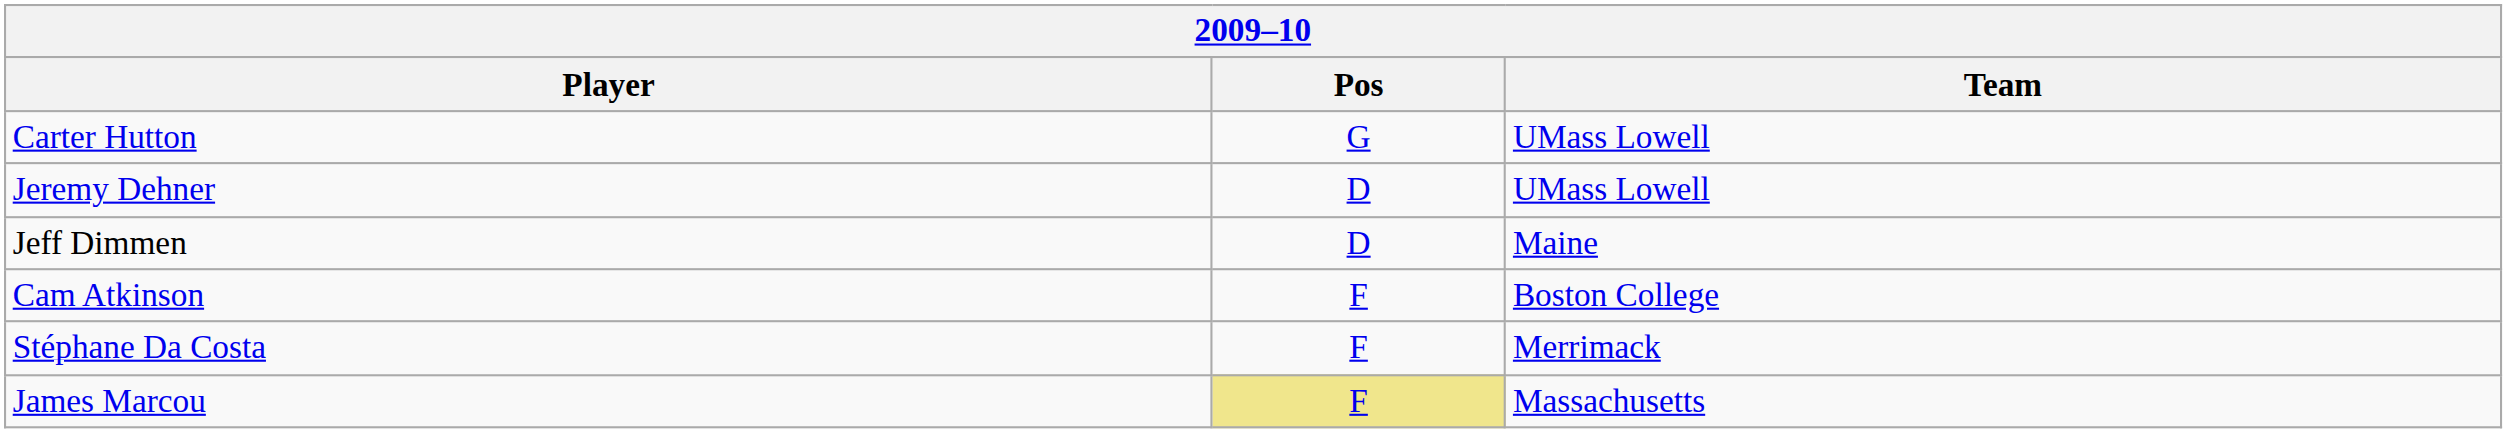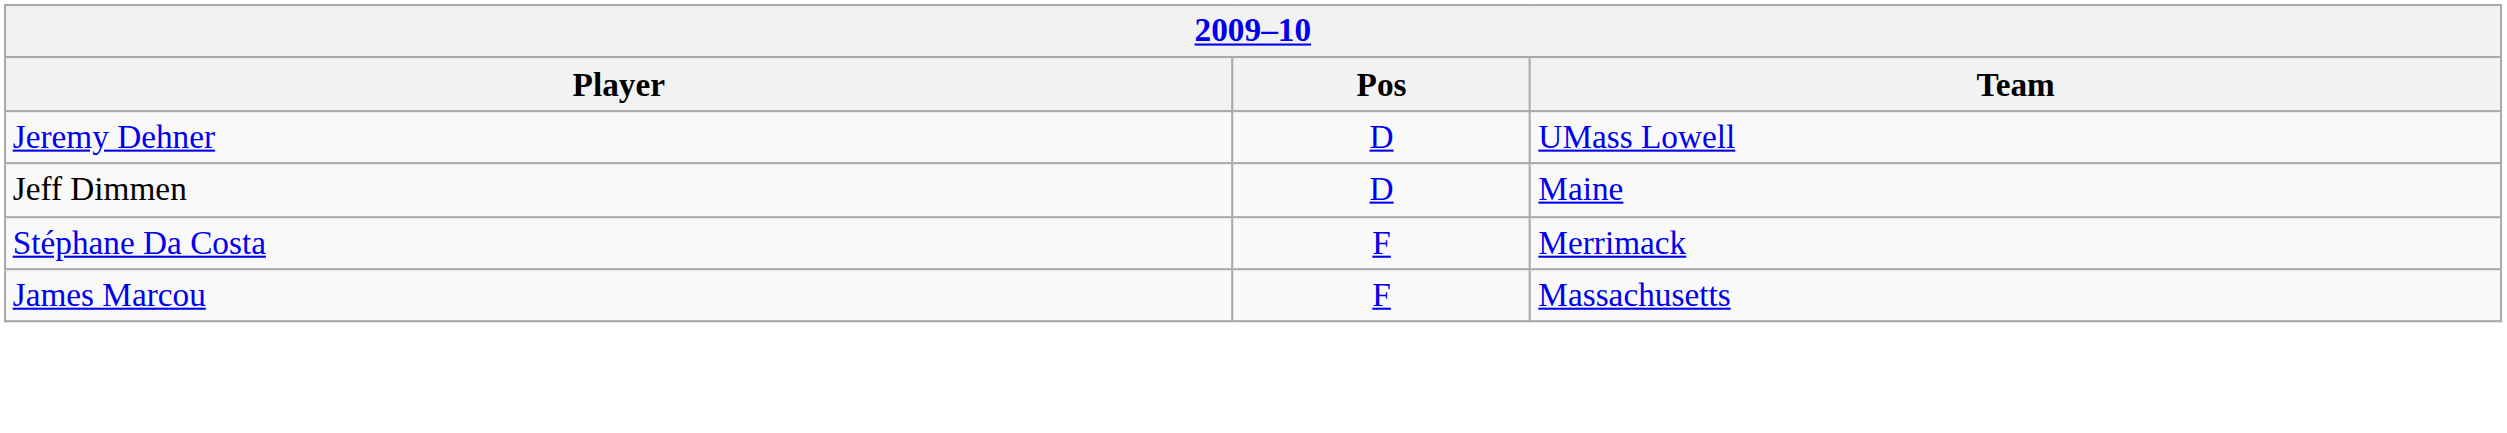- row: (105, 136)
- row: (108, 294)
(1359, 400) khaki background -> (1382, 294) no background
